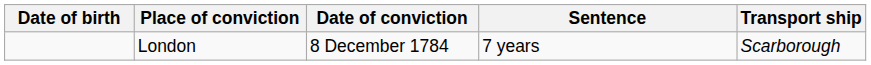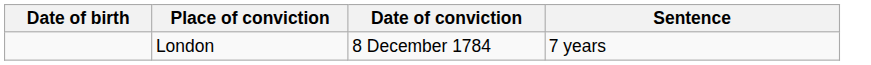- column: (801, 18)
